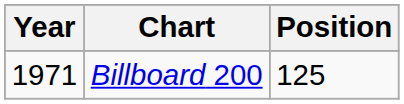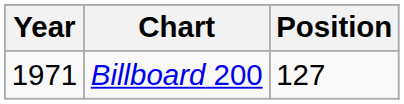(301, 74) 125 -> (301, 74) 127
